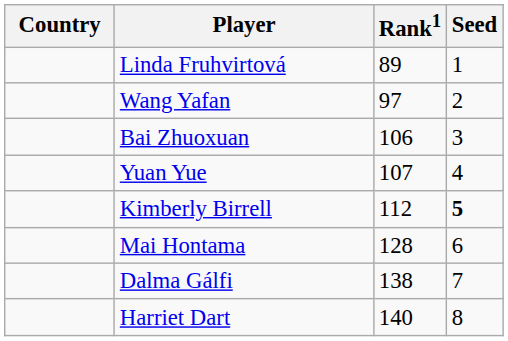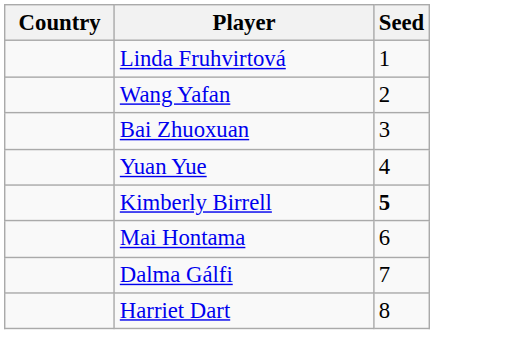- column: (410, 25)
